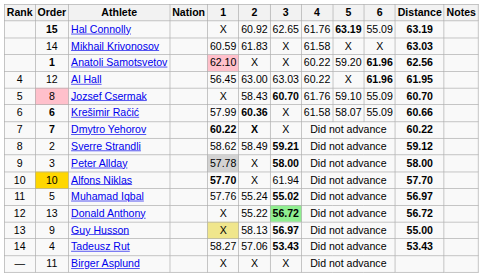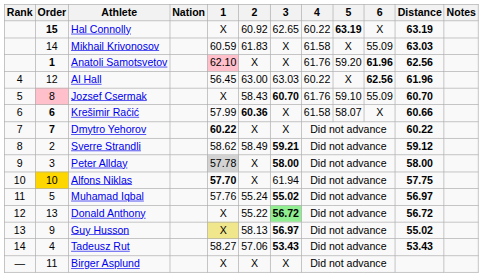(317, 29) 61.76 -> (317, 29) 60.22
(380, 29) 55.09 -> (380, 29) X
(380, 46) X -> (380, 46) 55.09
(317, 63) 60.22 -> (317, 63) 61.76
(380, 79) 61.96 -> (380, 79) 62.56
(420, 79) 61.95 -> (420, 79) 61.96
(380, 113) 55.09 -> (380, 113) X
(254, 130) bold -> (254, 130) normal
(420, 180) 57.70 -> (420, 180) 57.75
(420, 230) 55.00 -> (420, 230) 55.02
